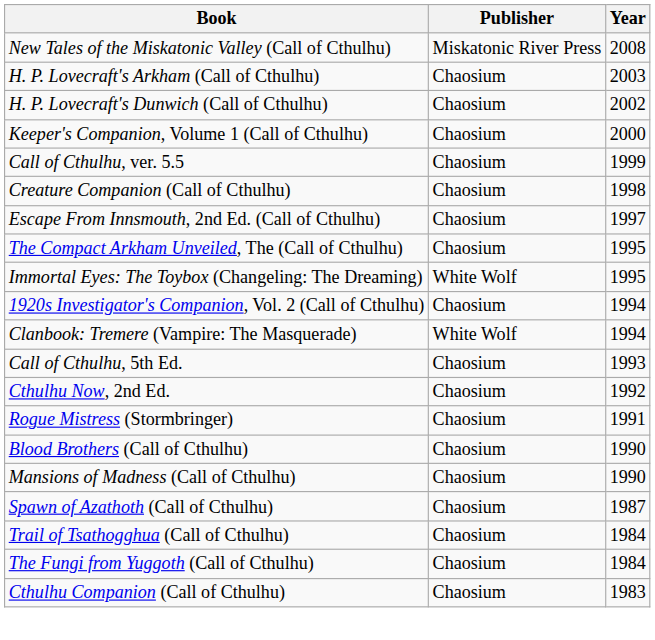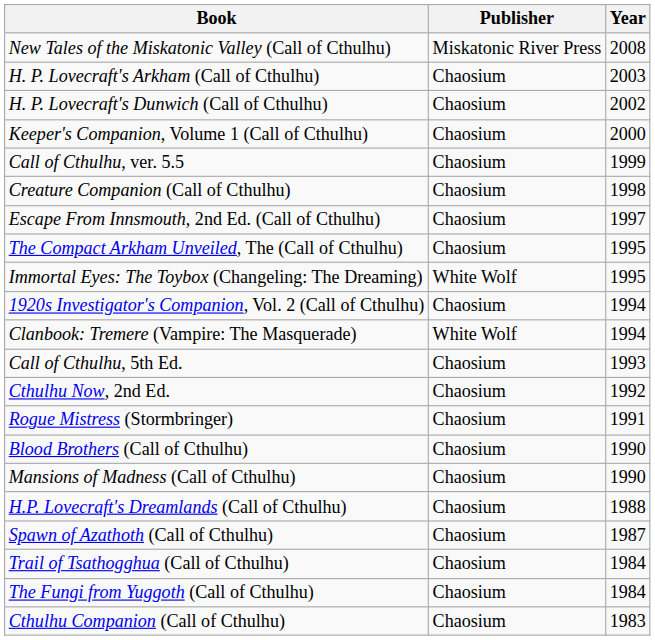+ row: (178, 506)
